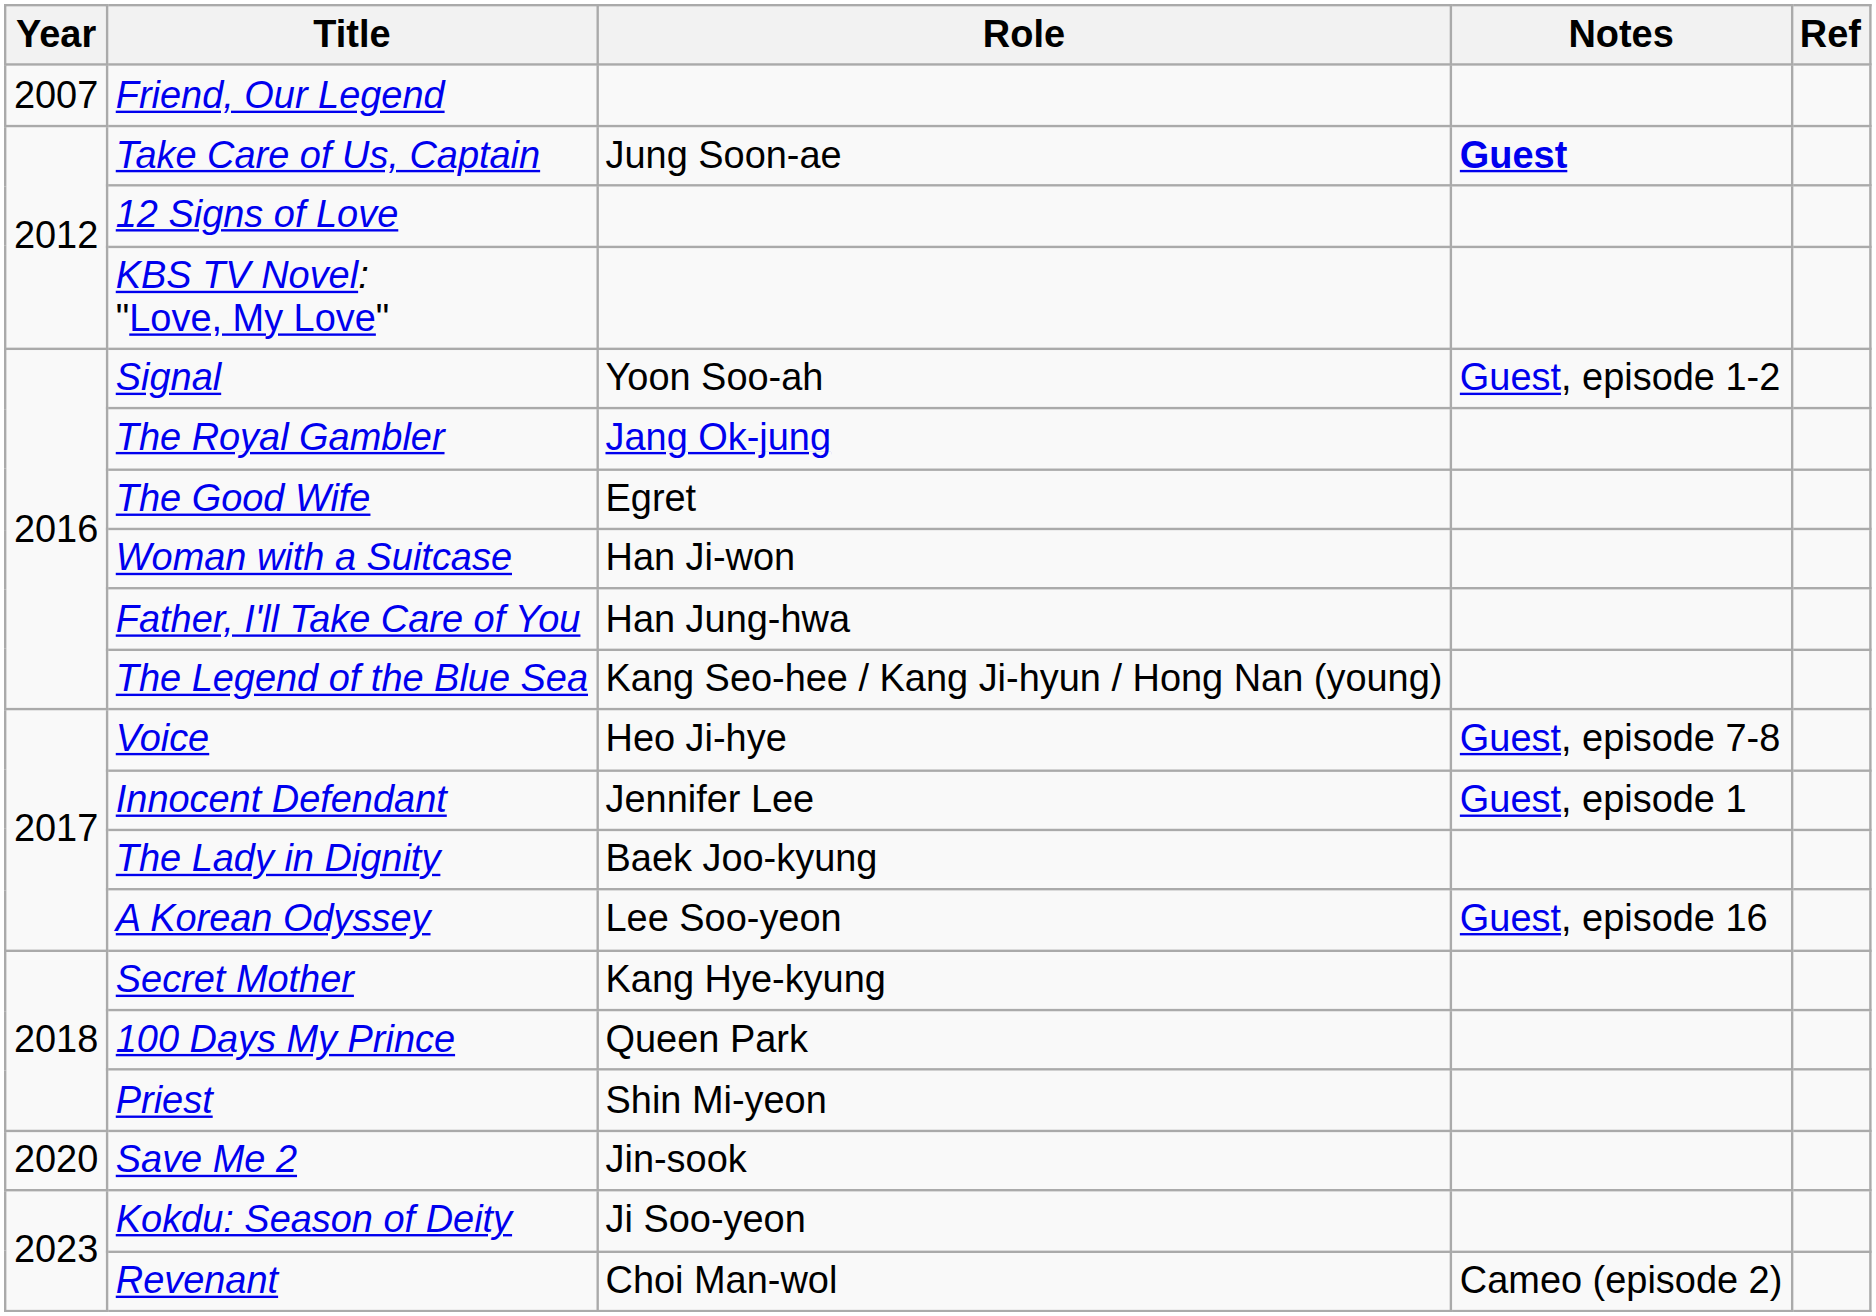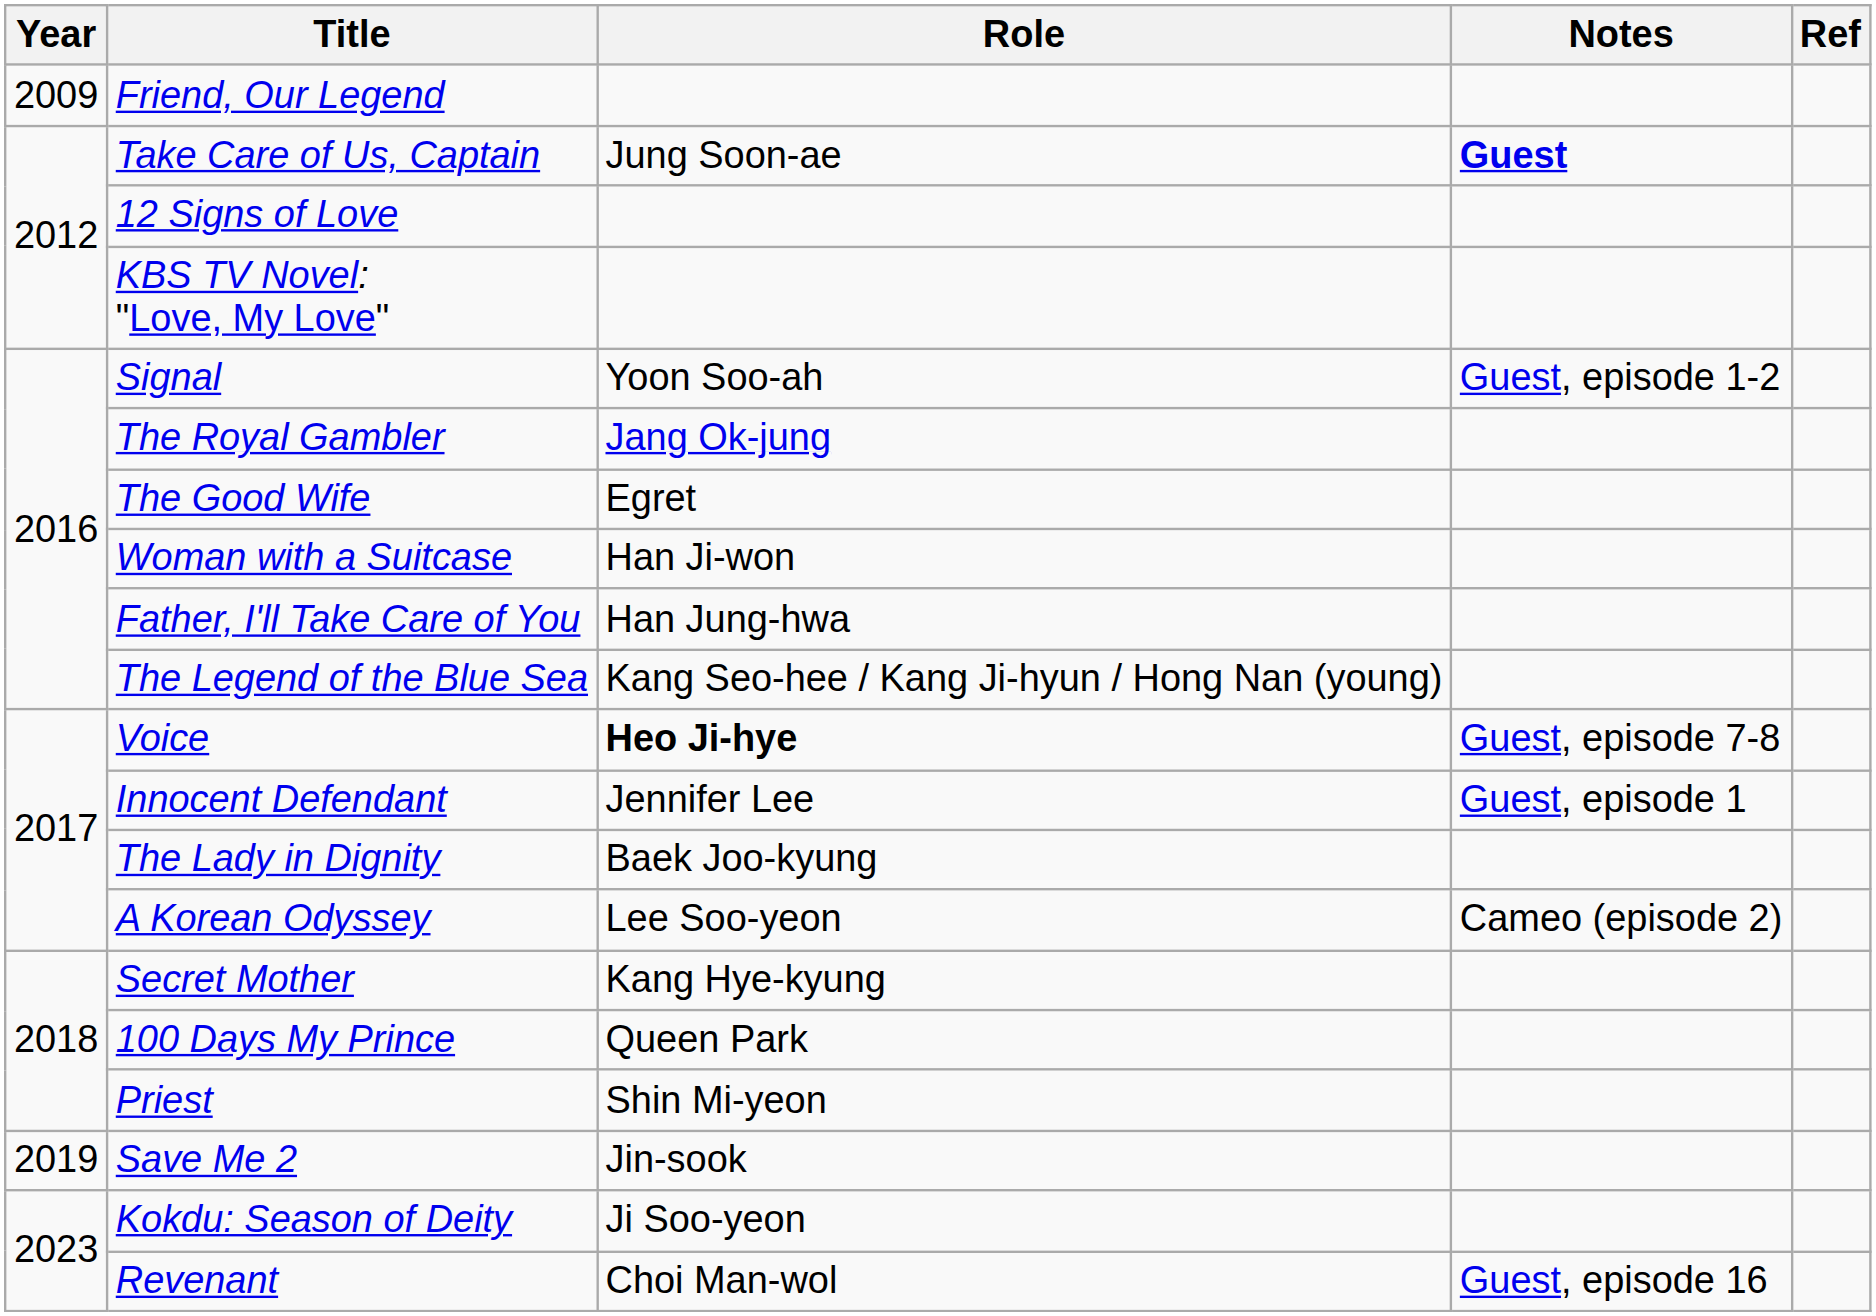(56, 94) 2007 -> (56, 94) 2009
(696, 738) normal -> (701, 738) bold
(1614, 919) Guest, episode 16 -> (1621, 919) Cameo (episode 2)
(56, 1159) 2020 -> (56, 1159) 2019
(1621, 1280) Cameo (episode 2) -> (1614, 1280) Guest, episode 16
